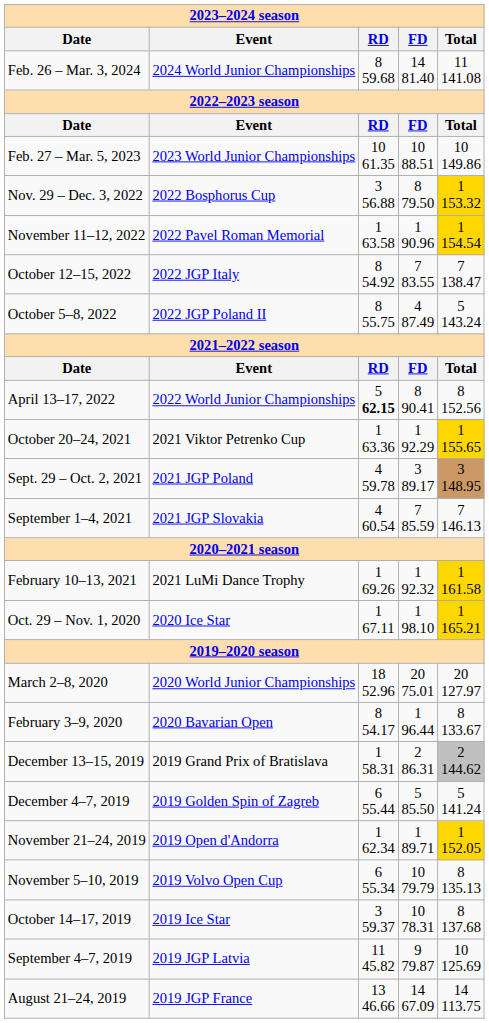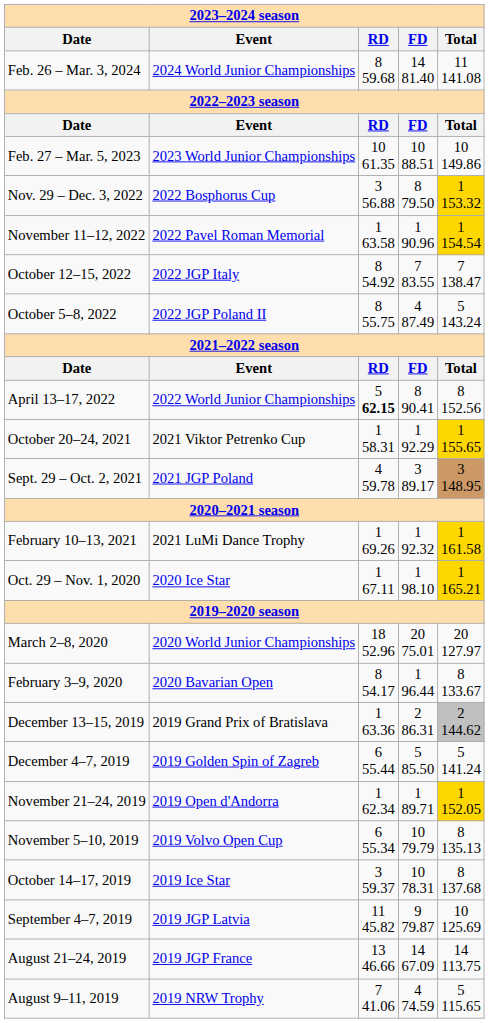(378, 439) 1 63.36 -> (378, 439) 1 58.31
- row: (70, 518)
(378, 761) 1 58.31 -> (378, 722) 1 63.36
+ row: (63, 998)
